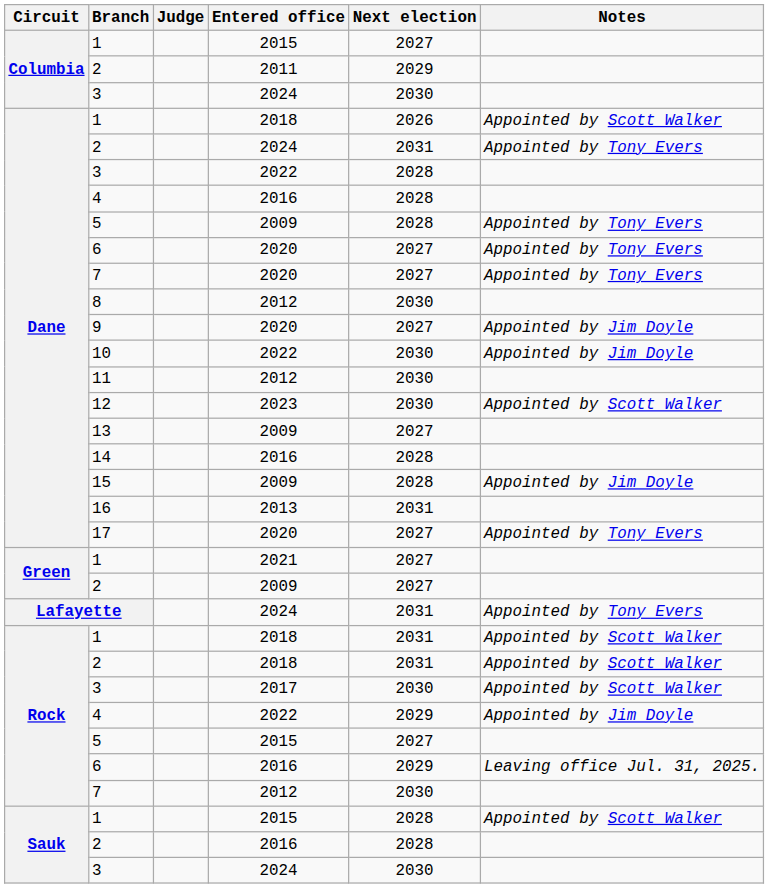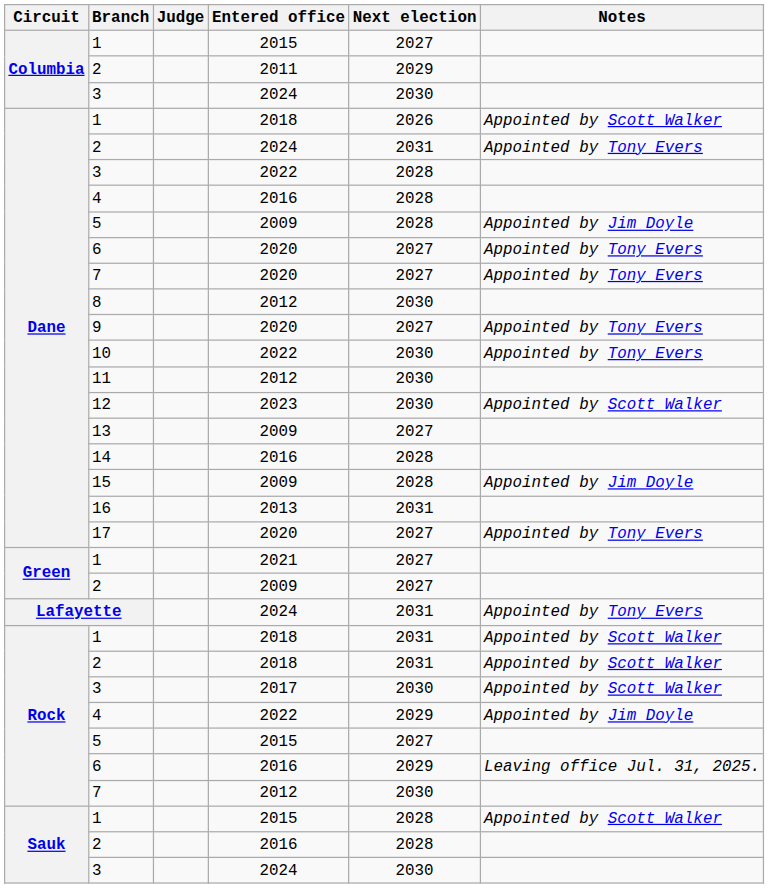(593, 224) Appointed by Tony Evers -> (589, 224) Appointed by Jim Doyle
(589, 328) Appointed by Jim Doyle -> (593, 328) Appointed by Tony Evers
(589, 354) Appointed by Jim Doyle -> (593, 354) Appointed by Tony Evers
